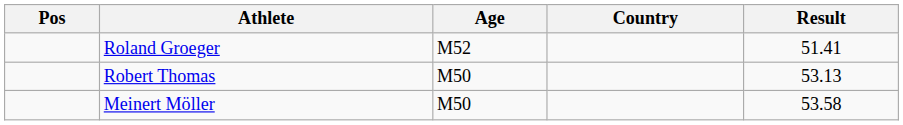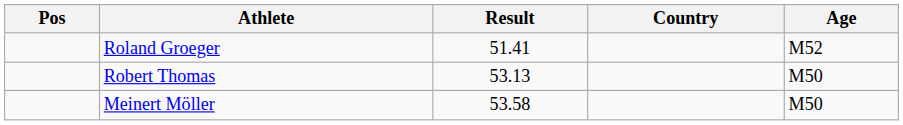columns swapped: (490, 18) <-> (821, 18)
